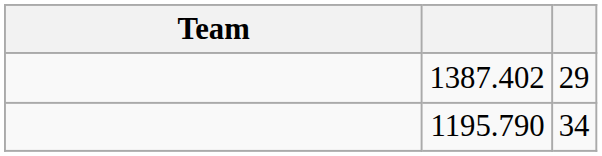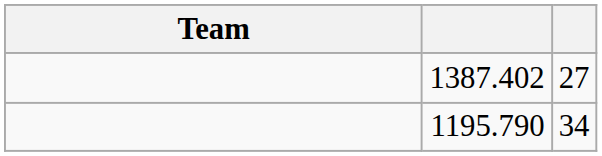(574, 77) 29 -> (574, 77) 27
